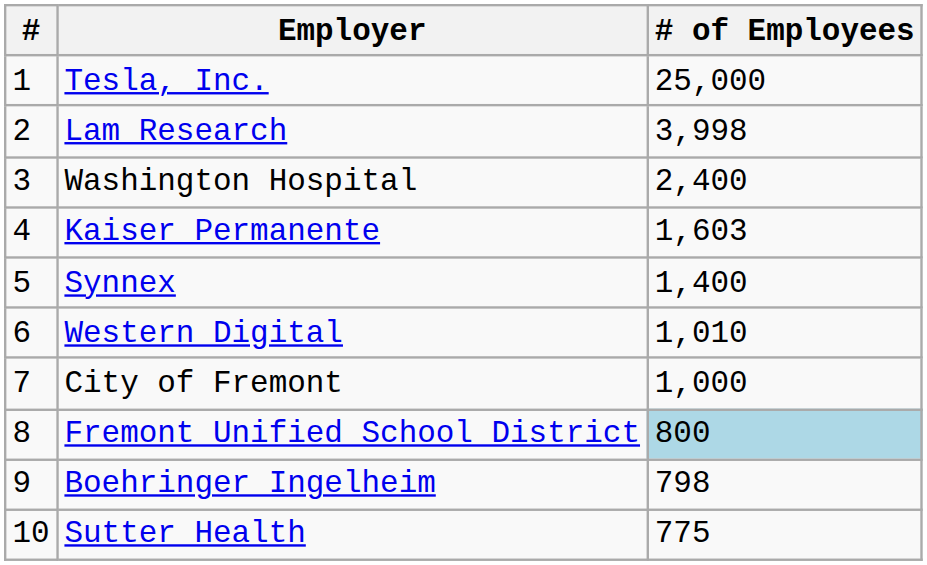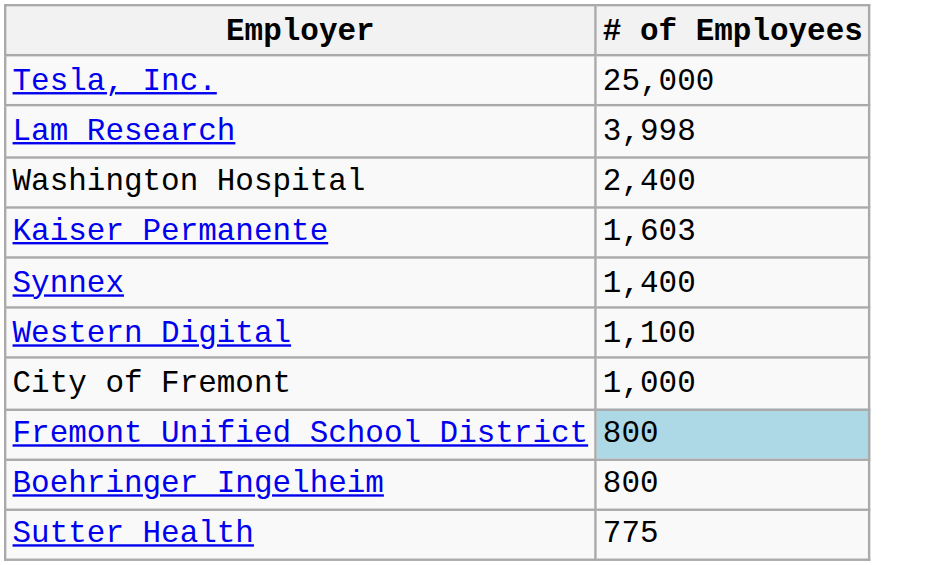- column: (31, 30)
(701, 333) 1,010 -> (649, 333) 1,100
(683, 484) 798 -> (631, 484) 800
